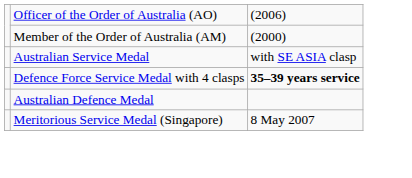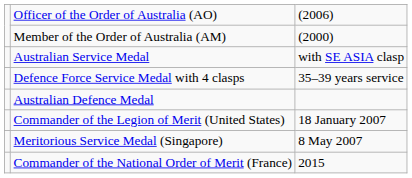(305, 78) bold -> (351, 78) normal
+ row: (149, 120)
+ row: (153, 162)
